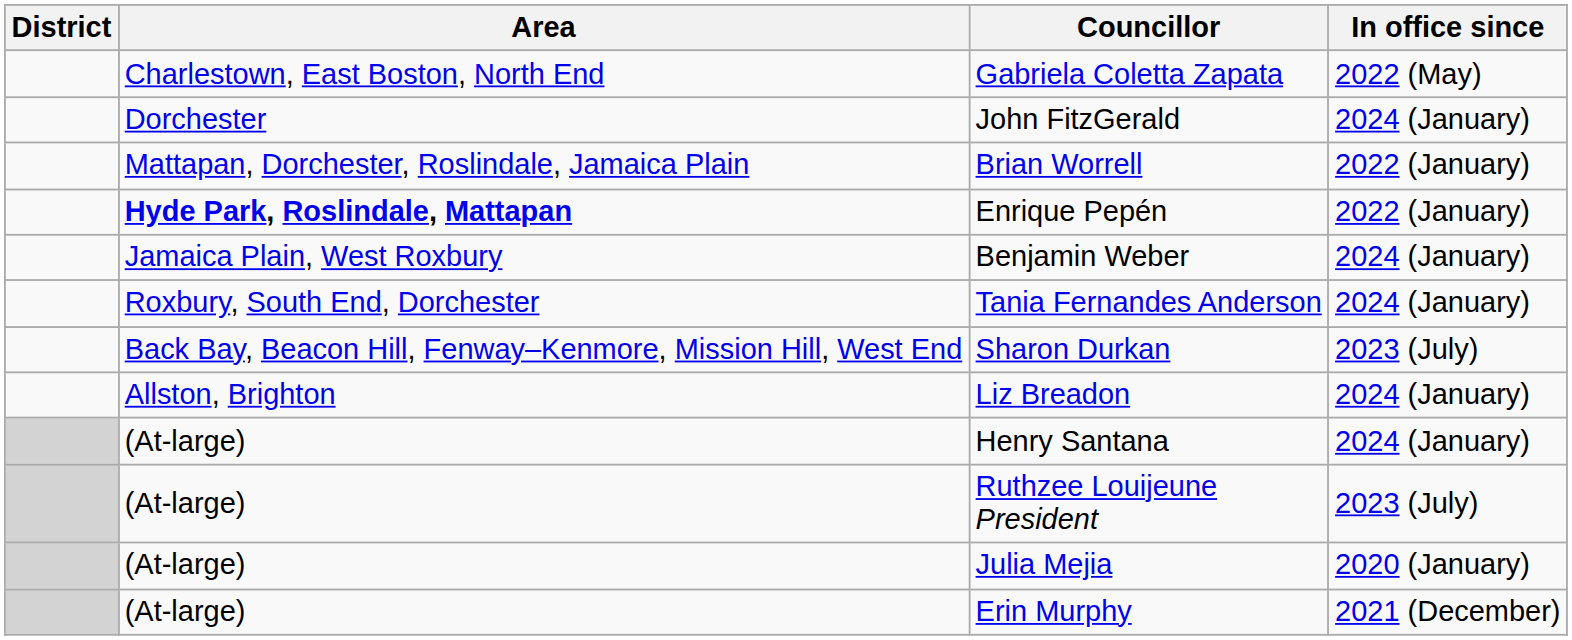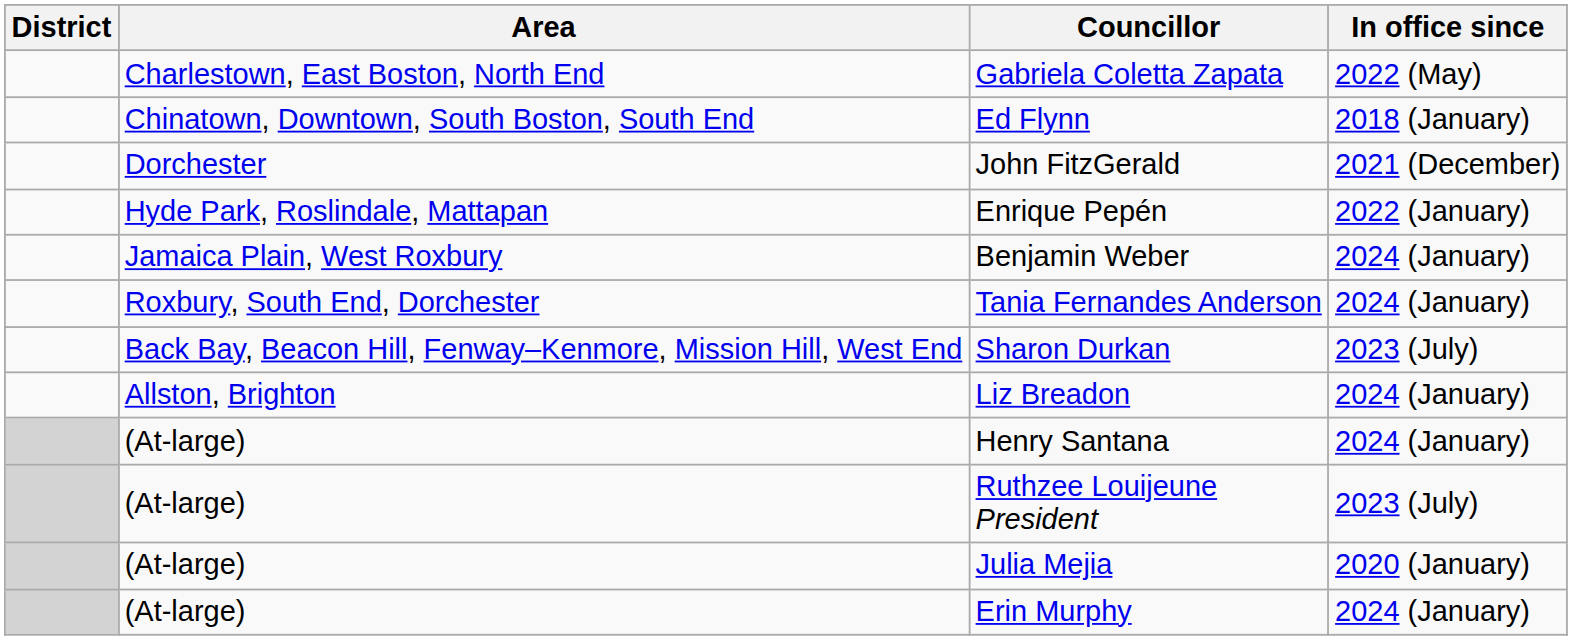+ row: (1033, 119)
(1433, 119) 2024 (January) -> (1448, 165) 2021 (December)
- row: (1059, 165)
(348, 211) bold -> (336, 211) normal
(1448, 611) 2021 (December) -> (1433, 611) 2024 (January)
